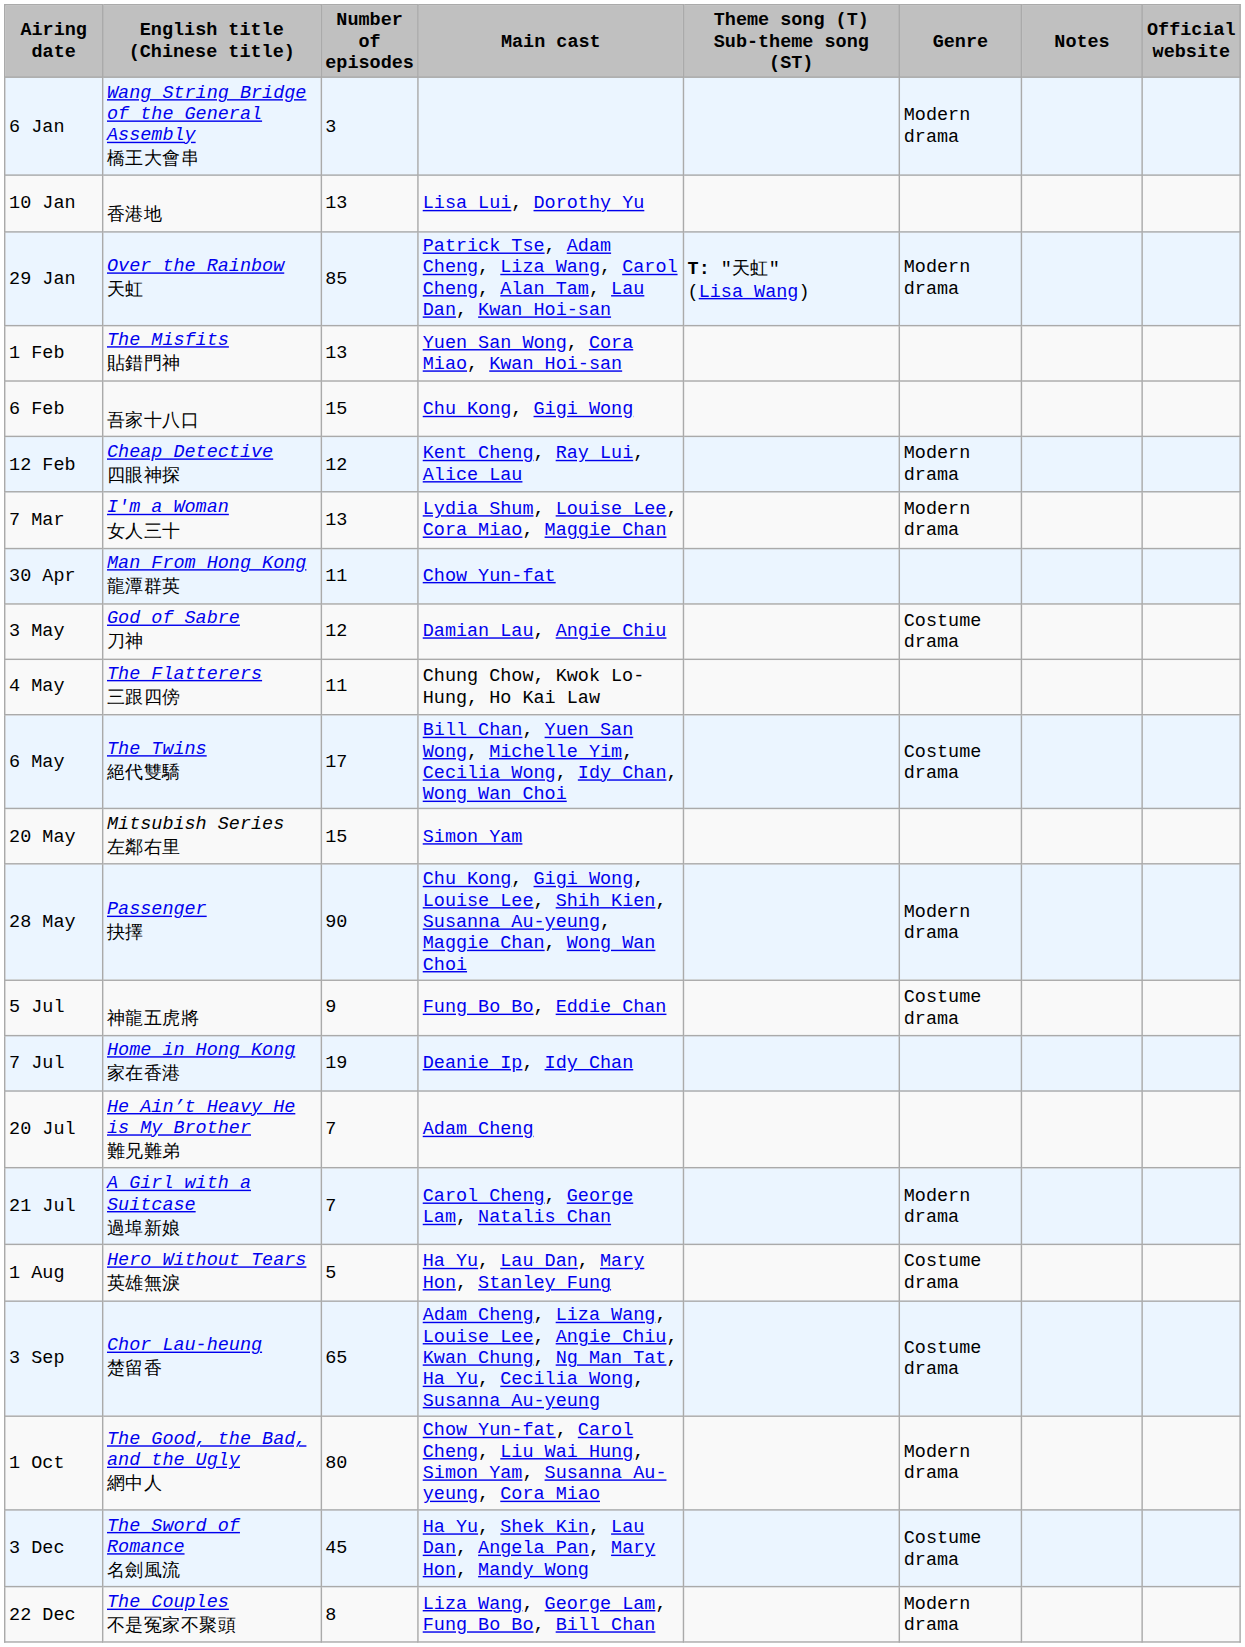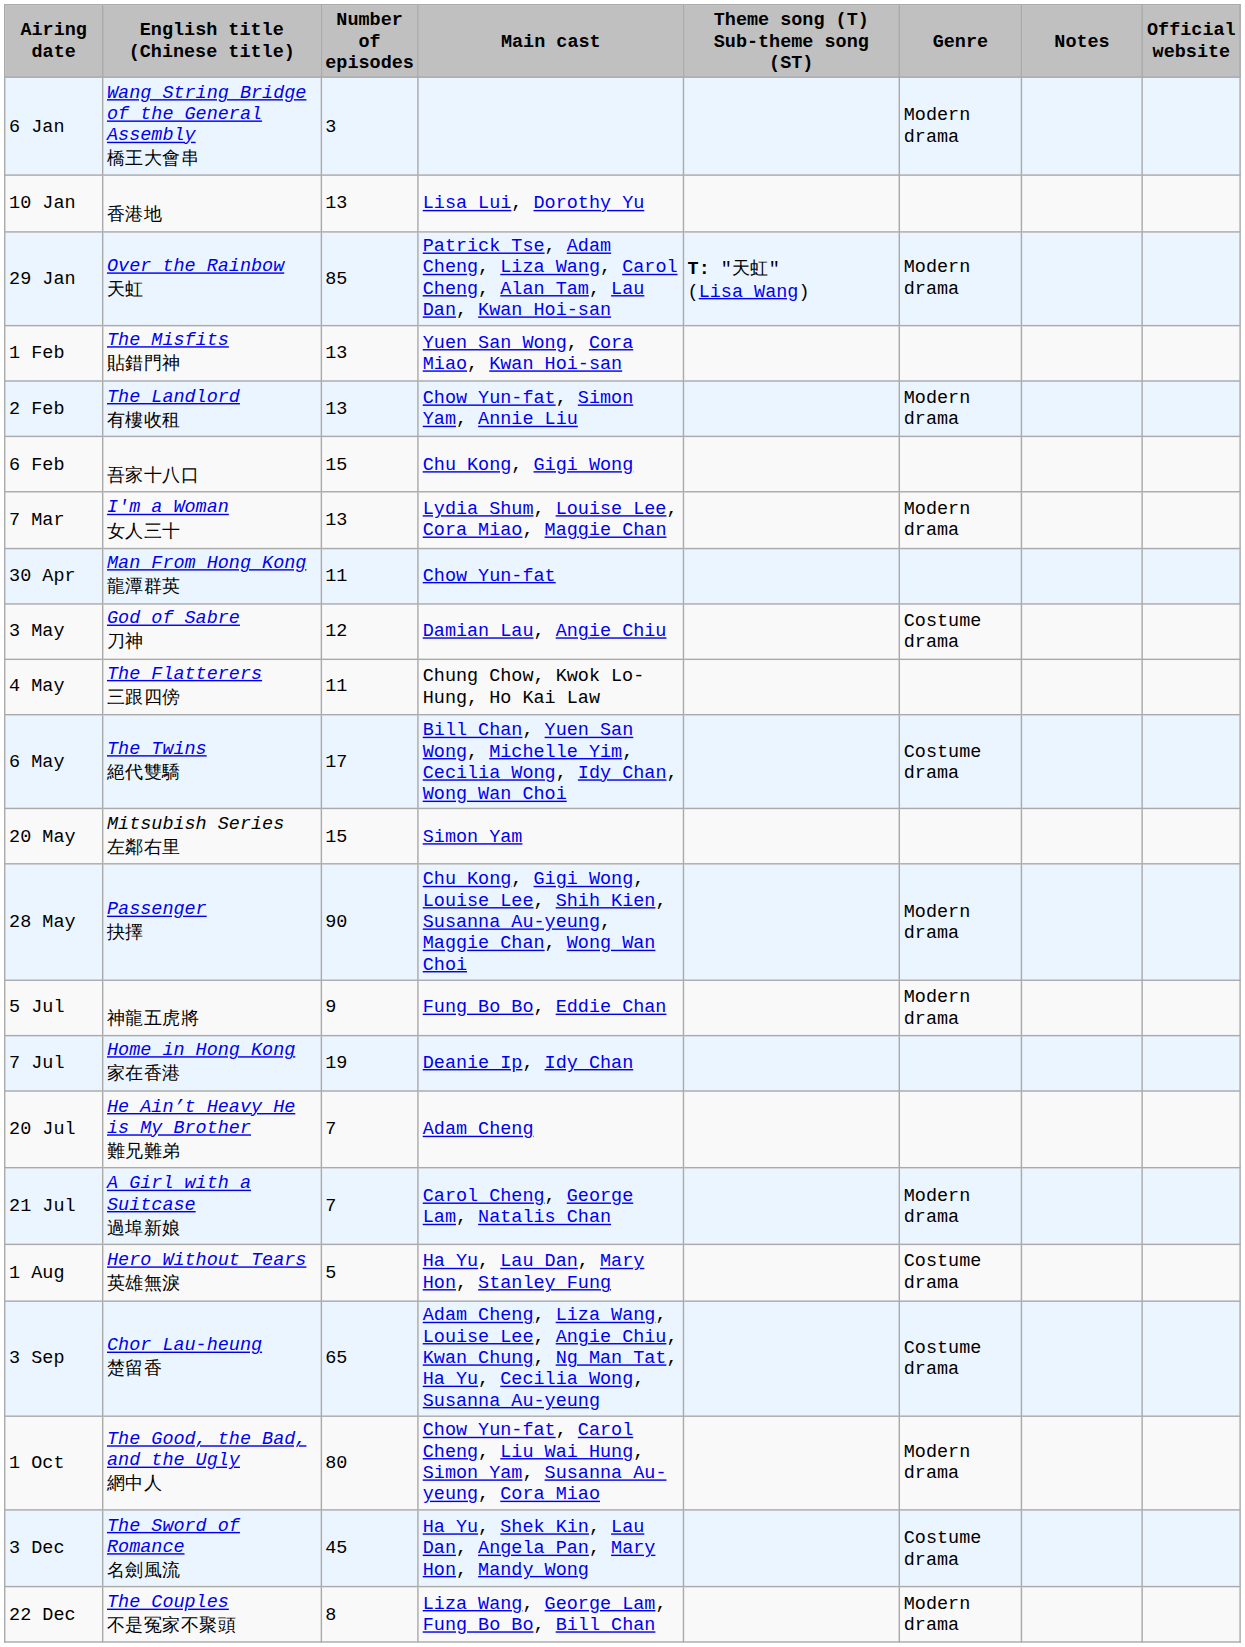+ row: (37, 409)
- row: (42, 464)
(943, 1008) Costume drama -> (937, 1008) Modern drama
